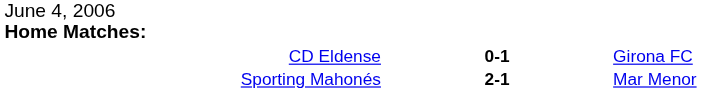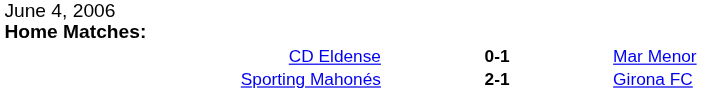(653, 56) Girona FC -> (655, 56) Mar Menor
(655, 79) Mar Menor -> (653, 79) Girona FC
